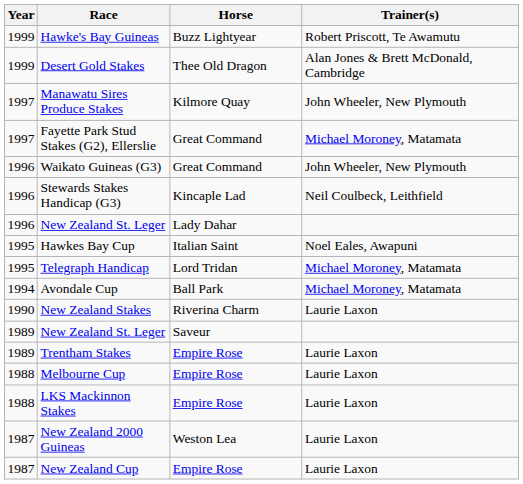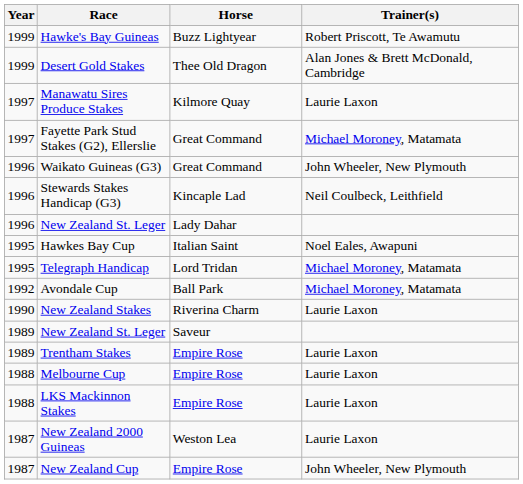(386, 101) John Wheeler, New Plymouth -> (341, 101) Laurie Laxon
(21, 288) 1994 -> (21, 288) 1992
(341, 468) Laurie Laxon -> (386, 468) John Wheeler, New Plymouth
